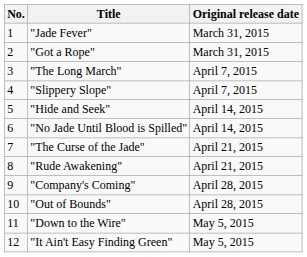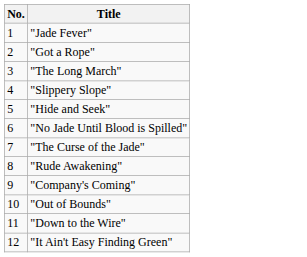- column: (246, 14)
